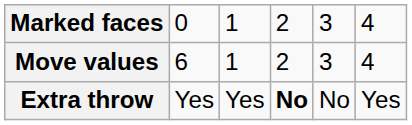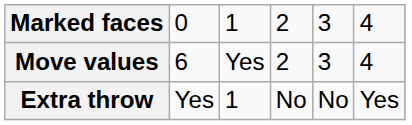(232, 61) 1 -> (245, 61) Yes
(245, 100) Yes -> (232, 100) 1
(292, 100) bold -> (291, 100) normal
